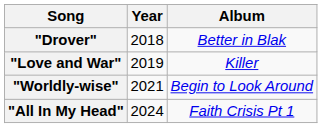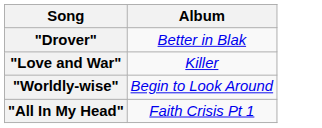- column: (147, 16)
